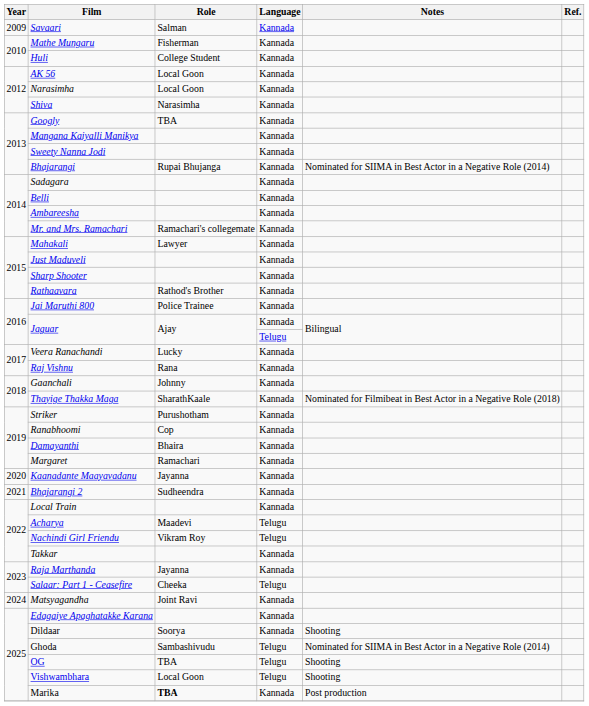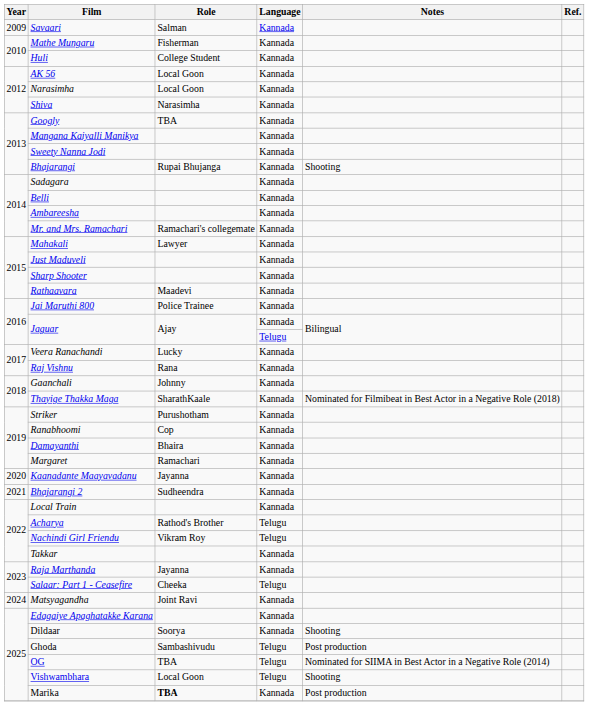(427, 167) Nominated for SIIMA in Best Actor in a Negative Role (2014) -> (323, 167) Shooting
(190, 290) Rathod's Brother -> (174, 290) Maadevi
(174, 523) Maadevi -> (190, 523) Rathod's Brother
(427, 646) Nominated for SIIMA in Best Actor in a Negative Role (2014) -> (336, 646) Post production
(323, 662) Shooting -> (427, 662) Nominated for SIIMA in Best Actor in a Negative Role (2014)
